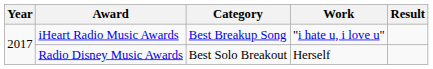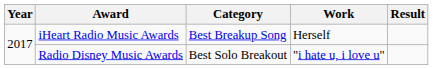(339, 34) "i hate u, i love u" -> (312, 34) Herself
(312, 54) Herself -> (339, 54) "i hate u, i love u"
